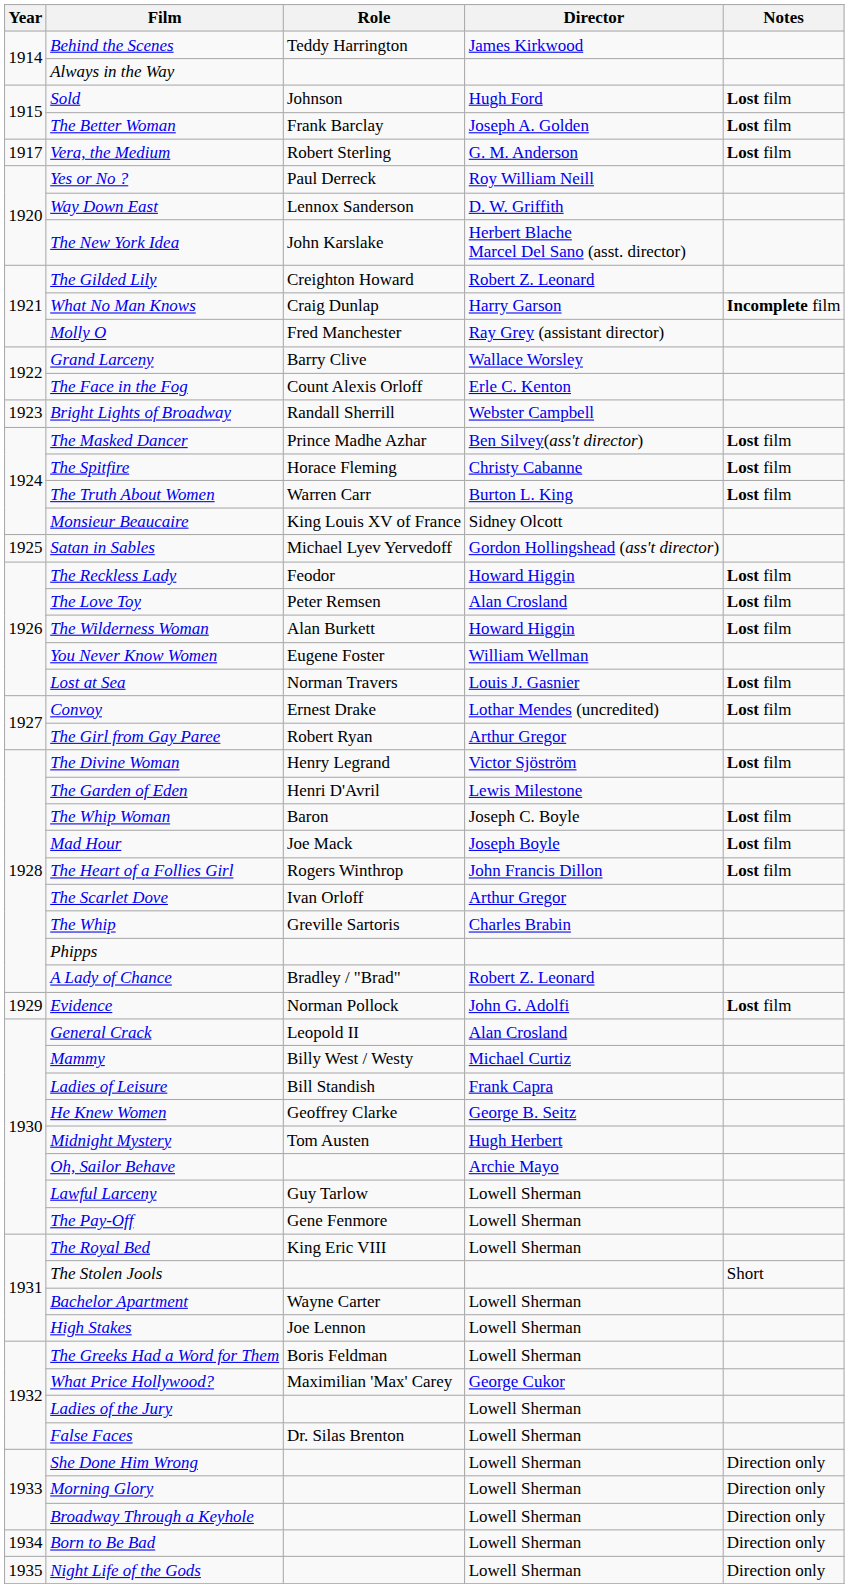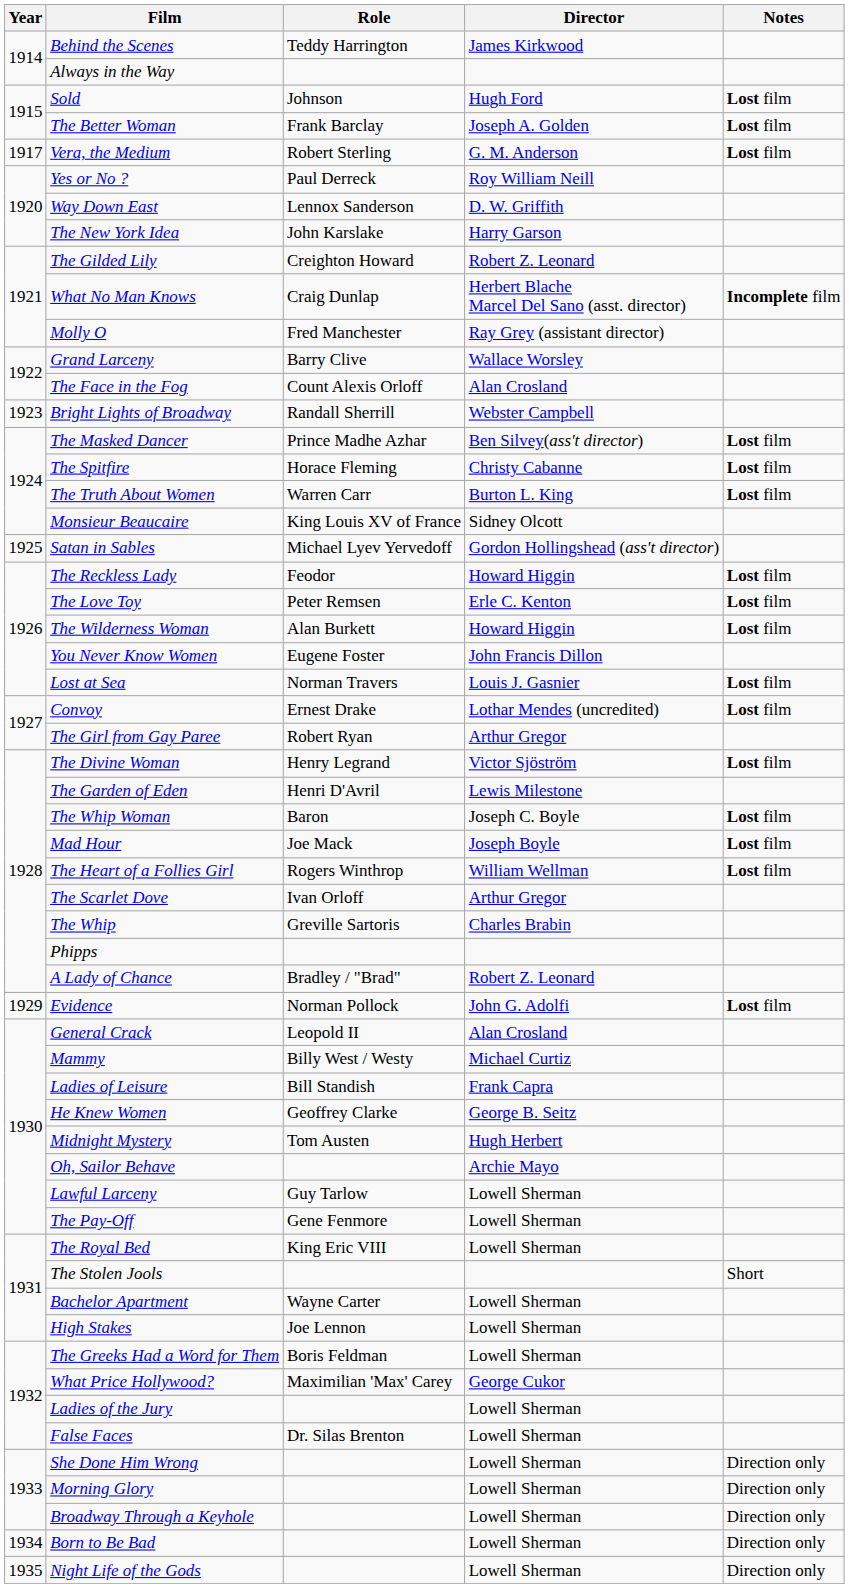(577, 242) Herbert Blache Marcel Del Sano (asst. director) -> (515, 233) Harry Garson
(515, 306) Harry Garson -> (577, 296) Herbert Blache Marcel Del Sano (asst. director)
(520, 386) Erle C. Kenton -> (518, 386) Alan Crosland
(518, 601) Alan Crosland -> (520, 601) Erle C. Kenton
(529, 655) William Wellman -> (536, 655) John Francis Dillon
(536, 870) John Francis Dillon -> (529, 870) William Wellman
